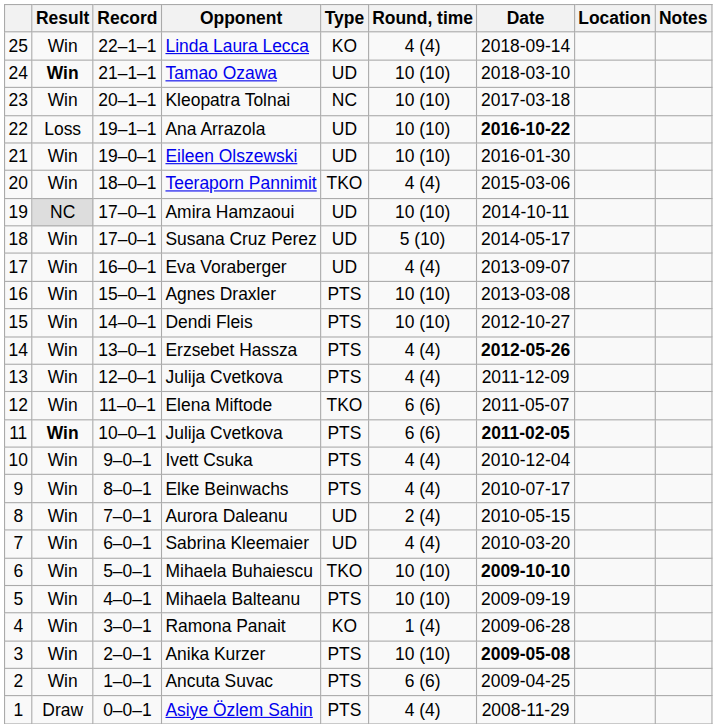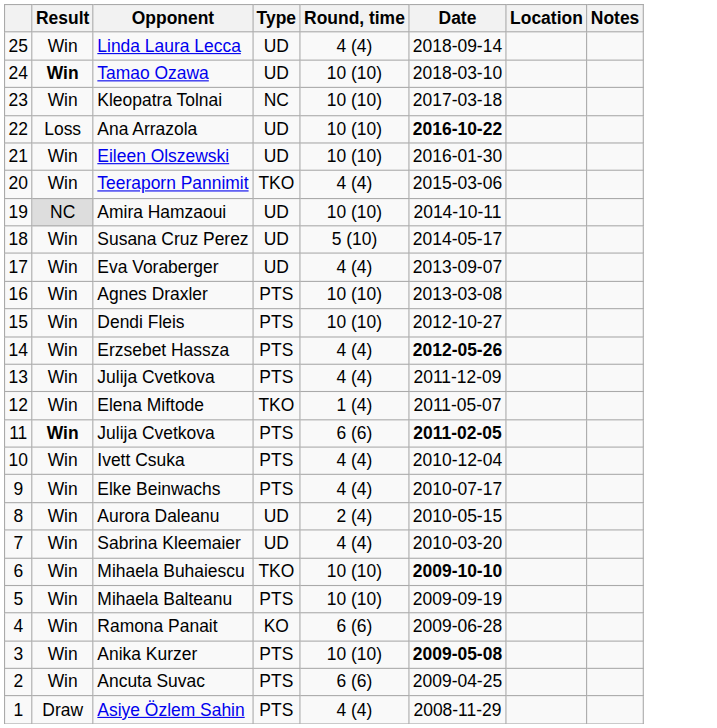- column: (127, 18)
(344, 45) KO -> (276, 45) UD
(423, 405) 6 (6) -> (354, 405) 1 (4)
(423, 626) 1 (4) -> (354, 626) 6 (6)
